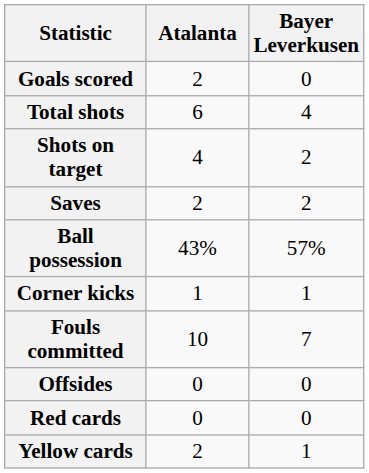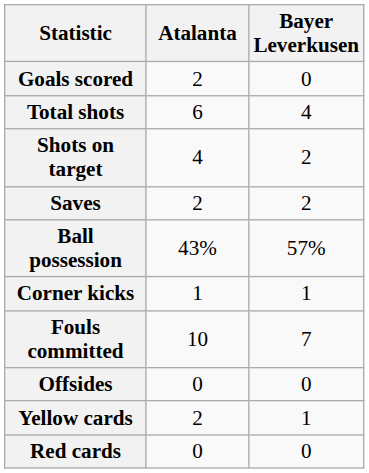rows swapped: (76, 451) <-> (76, 417)
